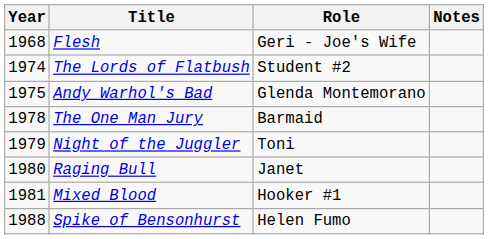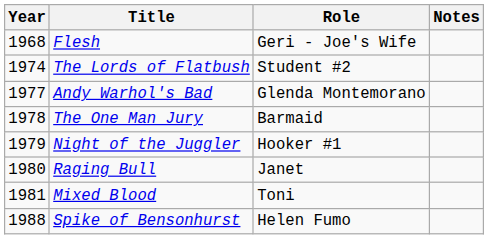(27, 94) 1975 -> (27, 94) 1977
(276, 144) Toni -> (299, 144) Hooker #1
(299, 195) Hooker #1 -> (276, 195) Toni
